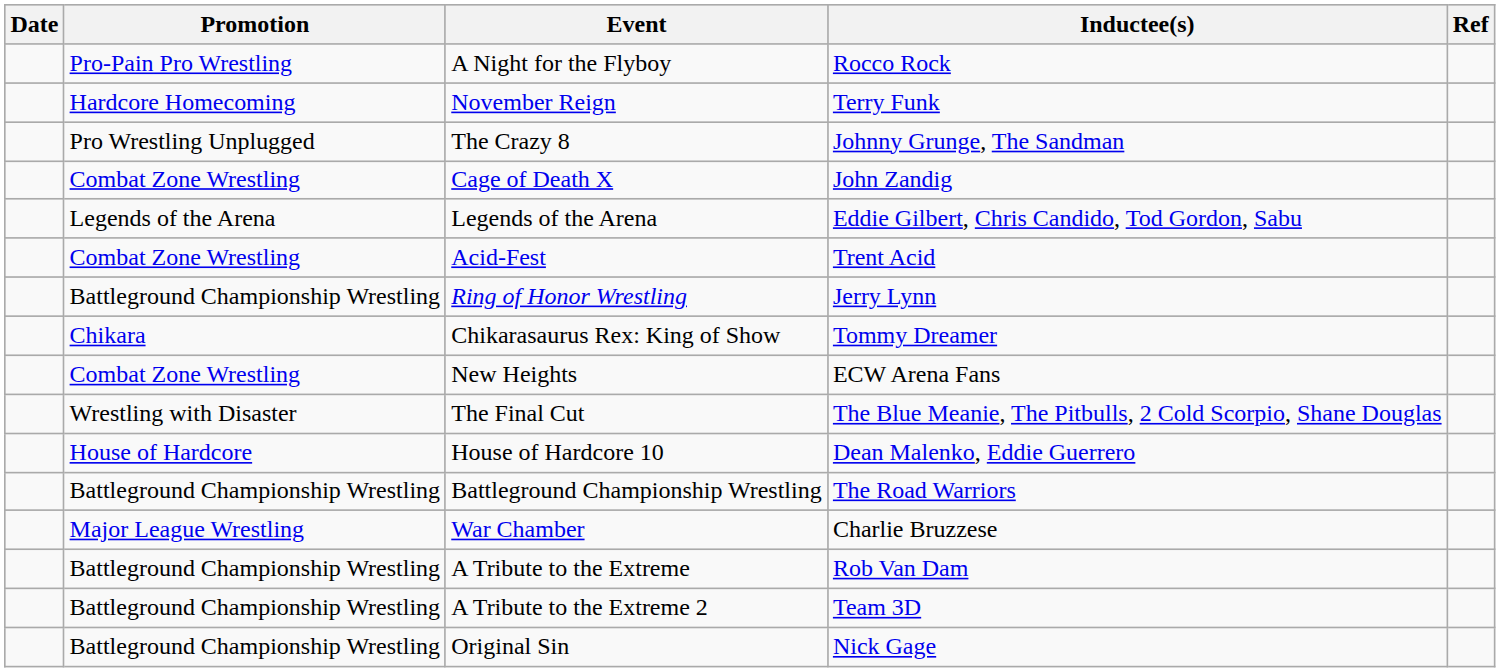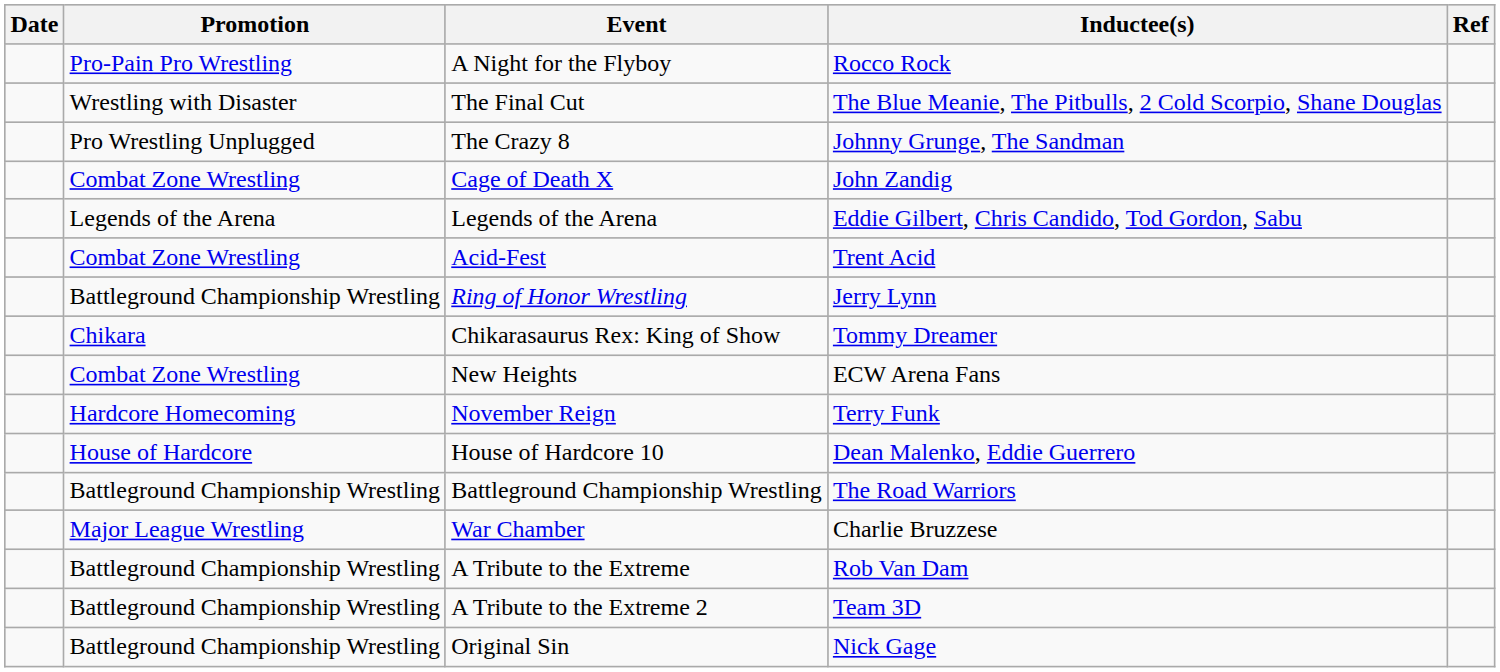rows swapped: (534, 101) <-> (518, 412)
